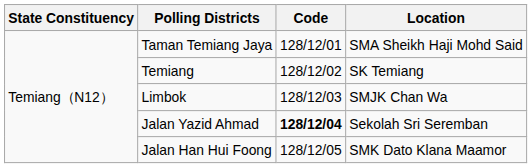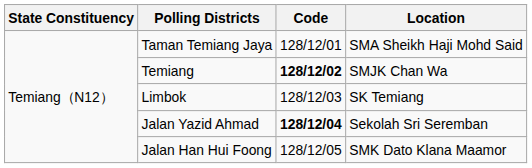(311, 71) normal -> (311, 70) bold
(387, 71) SK Temiang -> (398, 71) SMJK Chan Wa
(398, 97) SMJK Chan Wa -> (387, 97) SK Temiang
